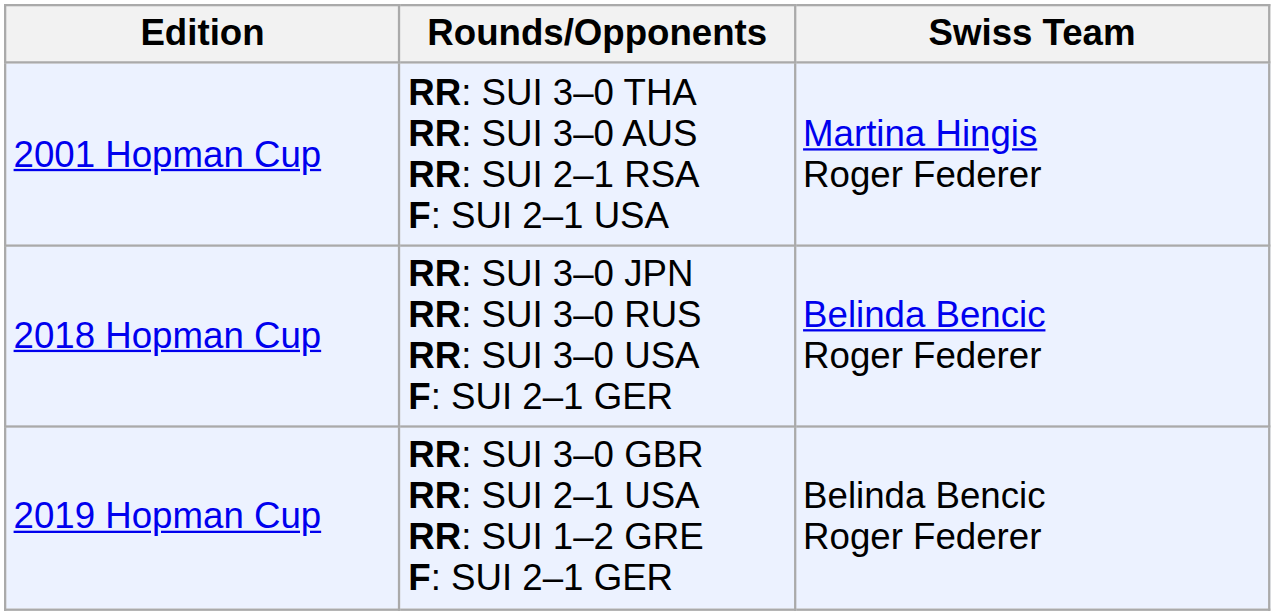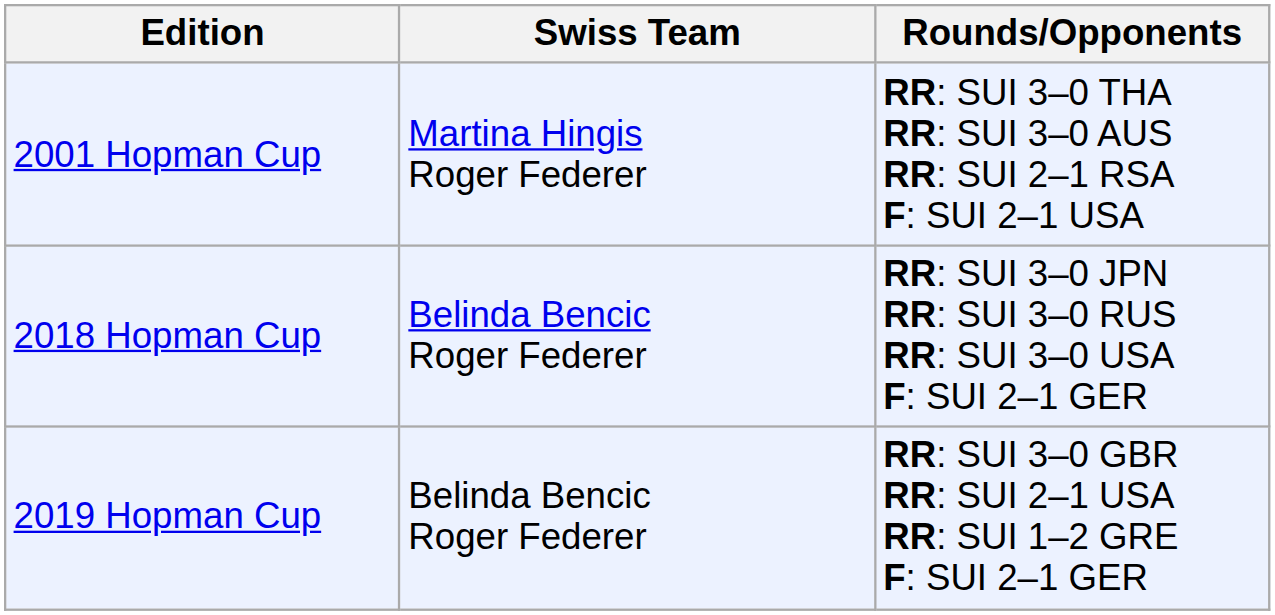columns swapped: (1032, 33) <-> (597, 33)
